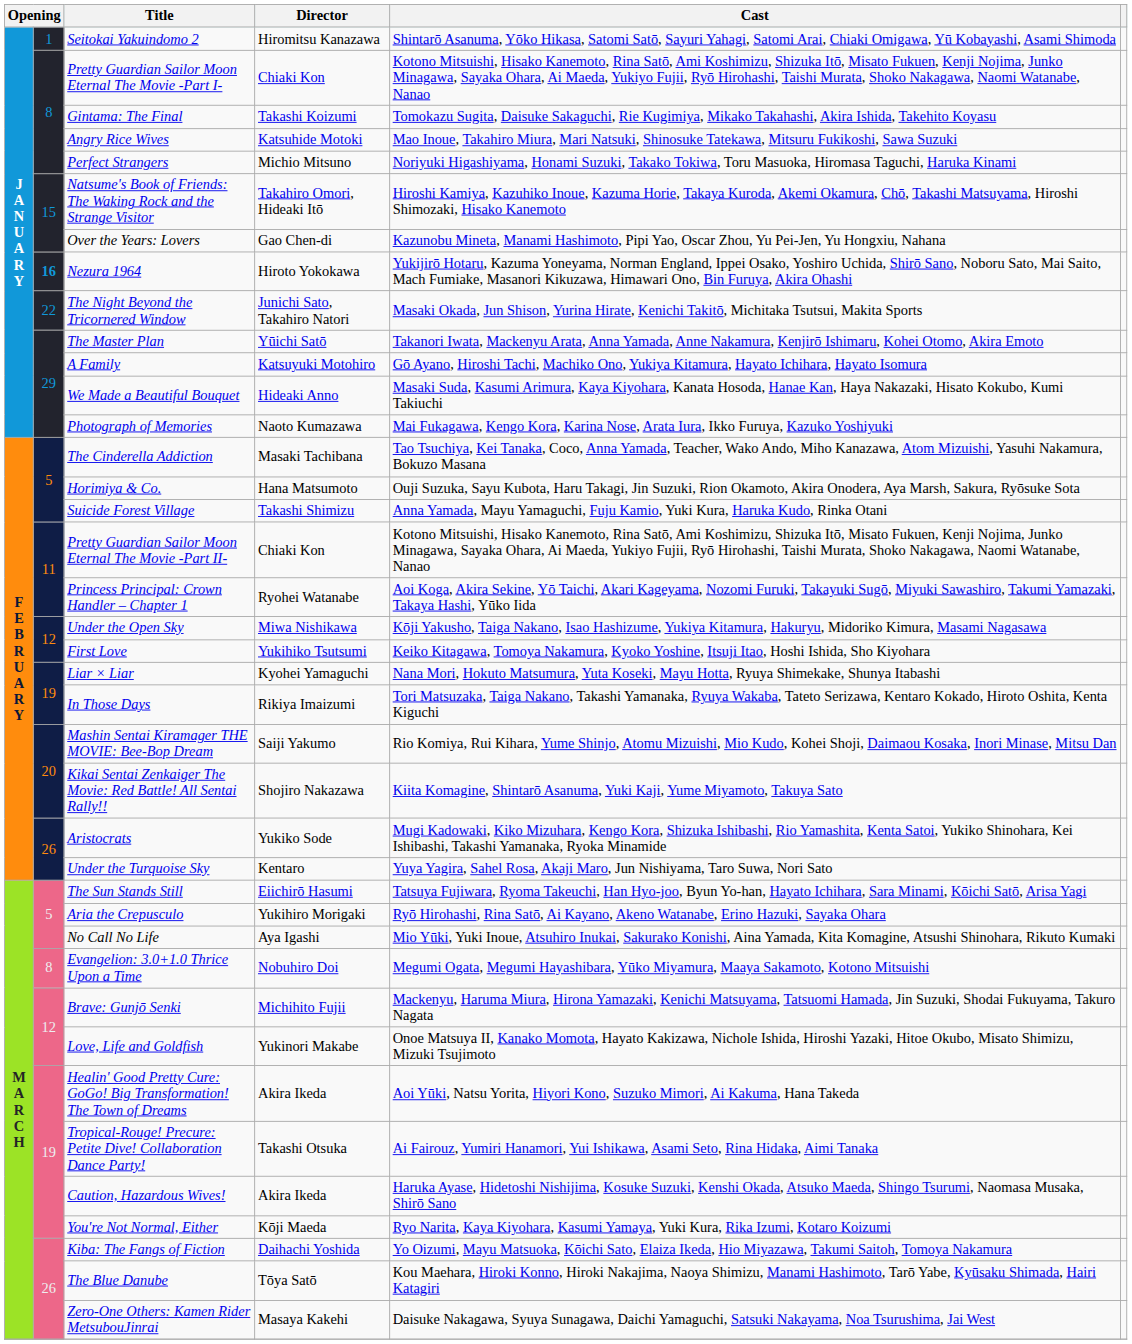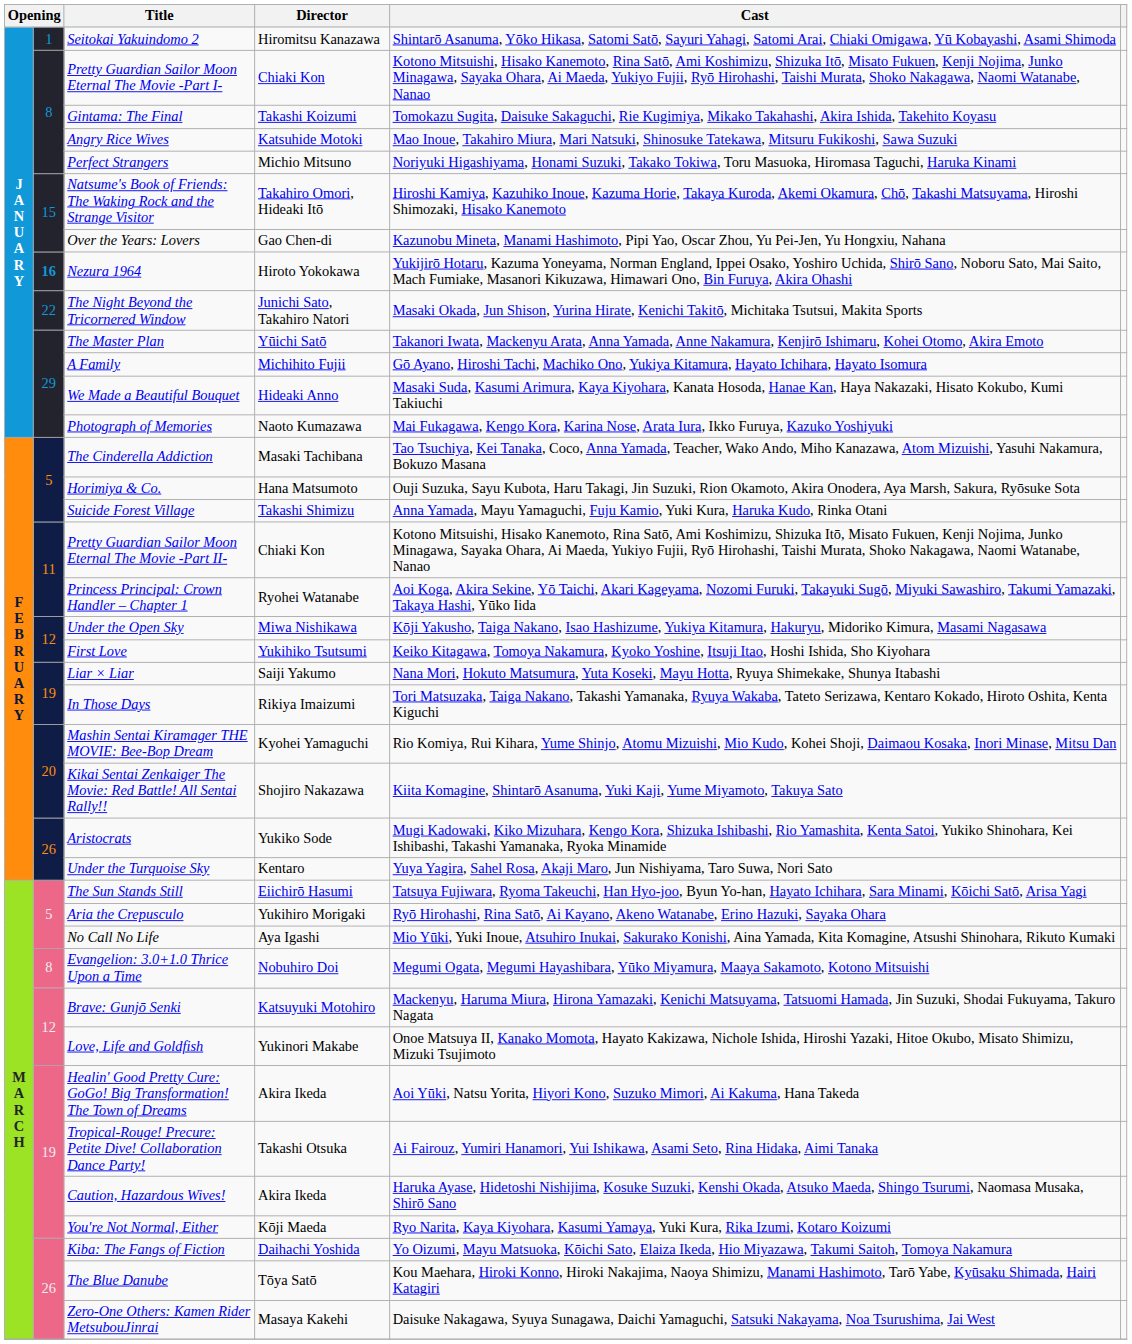(317, 364) Katsuyuki Motohiro -> (302, 364) Michihito Fujii
(313, 673) Kyohei Yamaguchi -> (297, 673) Saiji Yakumo
(297, 743) Saiji Yakumo -> (313, 743) Kyohei Yamaguchi
(302, 1007) Michihito Fujii -> (317, 1007) Katsuyuki Motohiro
